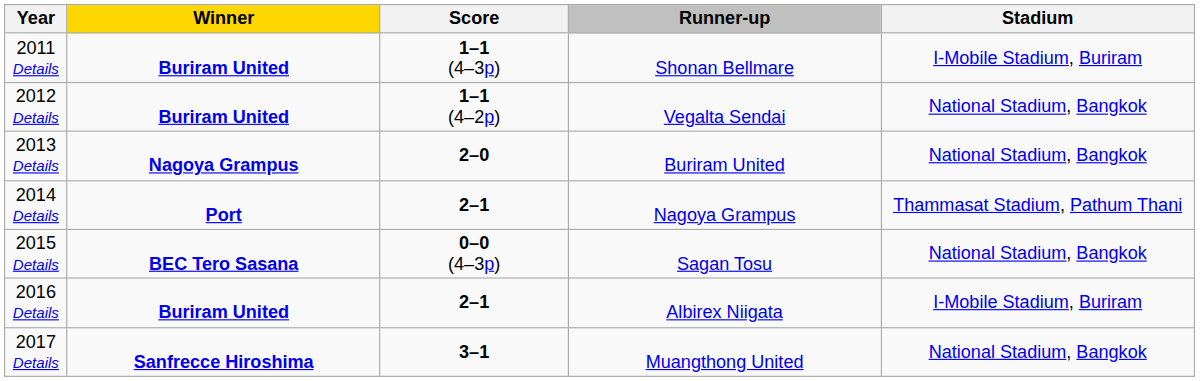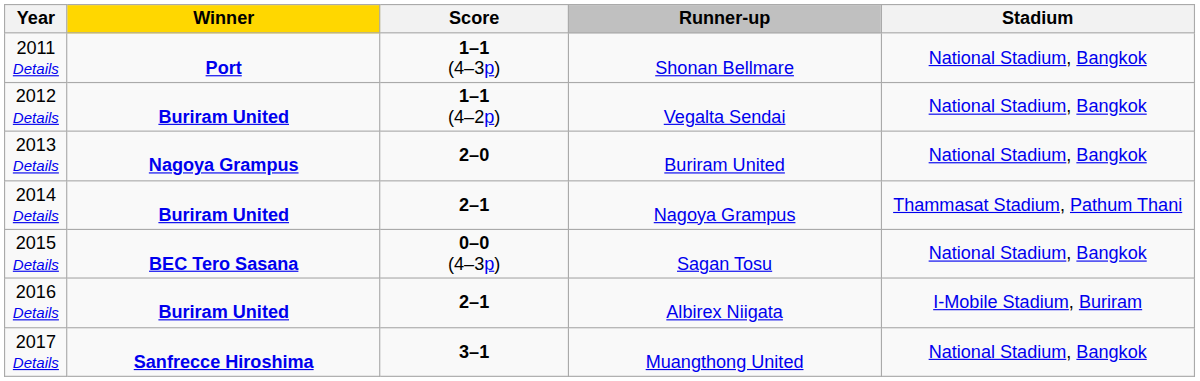(224, 67) Buriram United -> (224, 67) Port
(1038, 57) I-Mobile Stadium, Buriram -> (1038, 57) National Stadium, Bangkok
(224, 214) Port -> (224, 214) Buriram United
